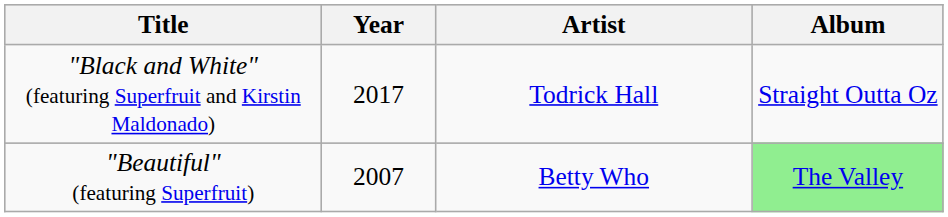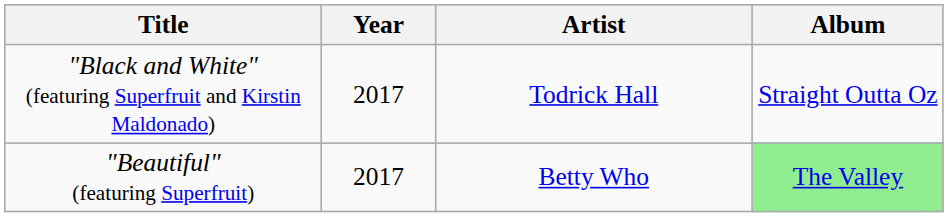(379, 176) 2007 -> (379, 176) 2017
